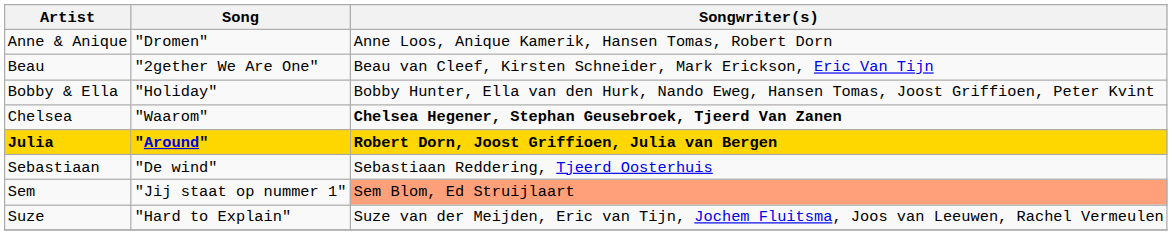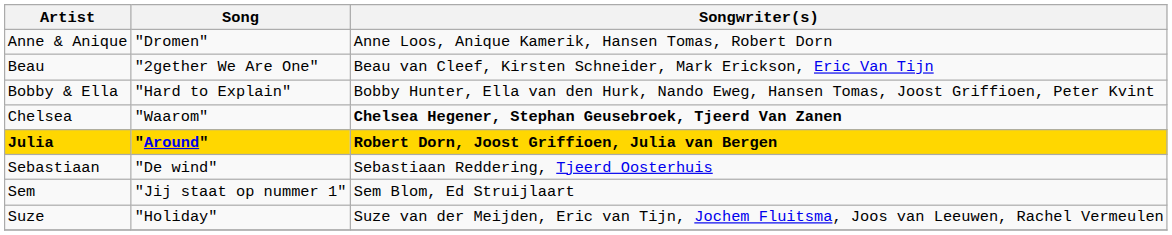(176, 92) "Holiday" -> (213, 92) "Hard to Explain"
(464, 192) lightsalmon background -> (464, 192) no background
(213, 217) "Hard to Explain" -> (176, 217) "Holiday"
